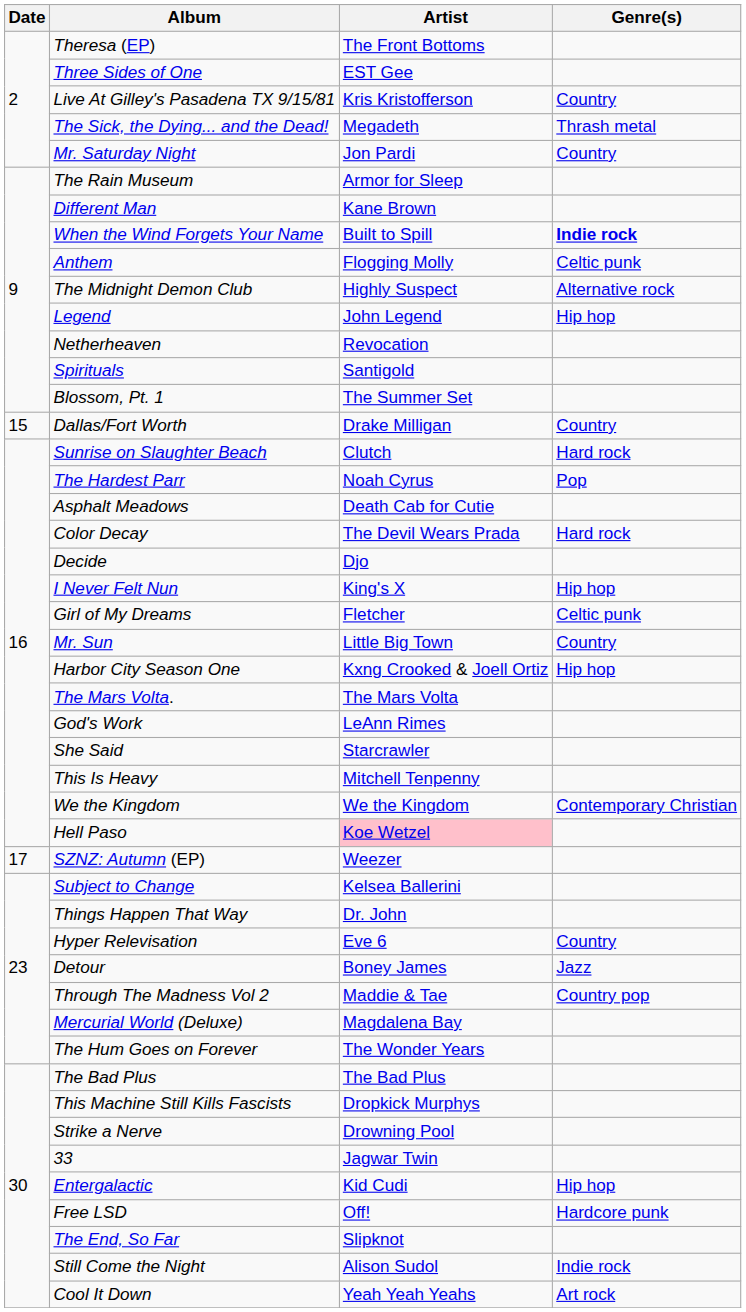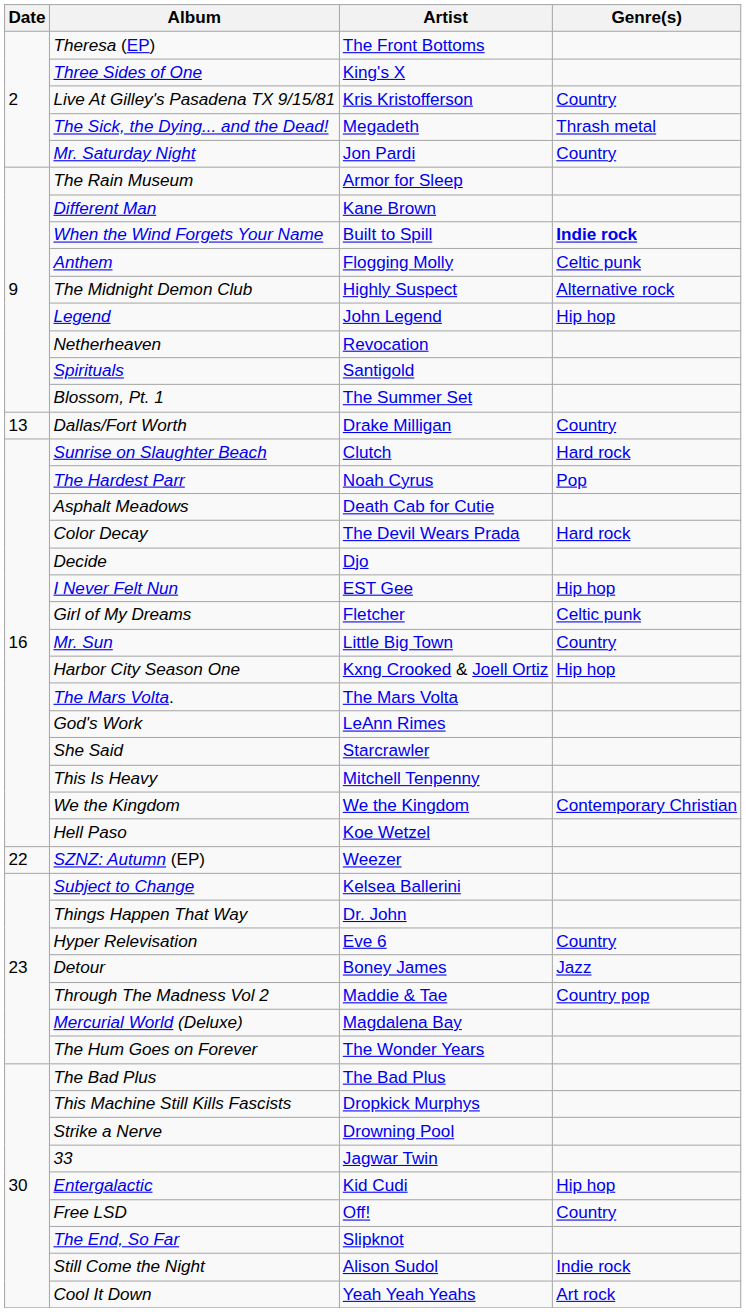(378, 72) EST Gee -> (374, 72) King's X
(18, 425) 15 -> (18, 425) 13
(374, 588) King's X -> (378, 588) EST Gee
(386, 832) pink background -> (386, 832) no background
(18, 859) 17 -> (18, 859) 22
(612, 1212) Hardcore punk -> (586, 1212) Country
